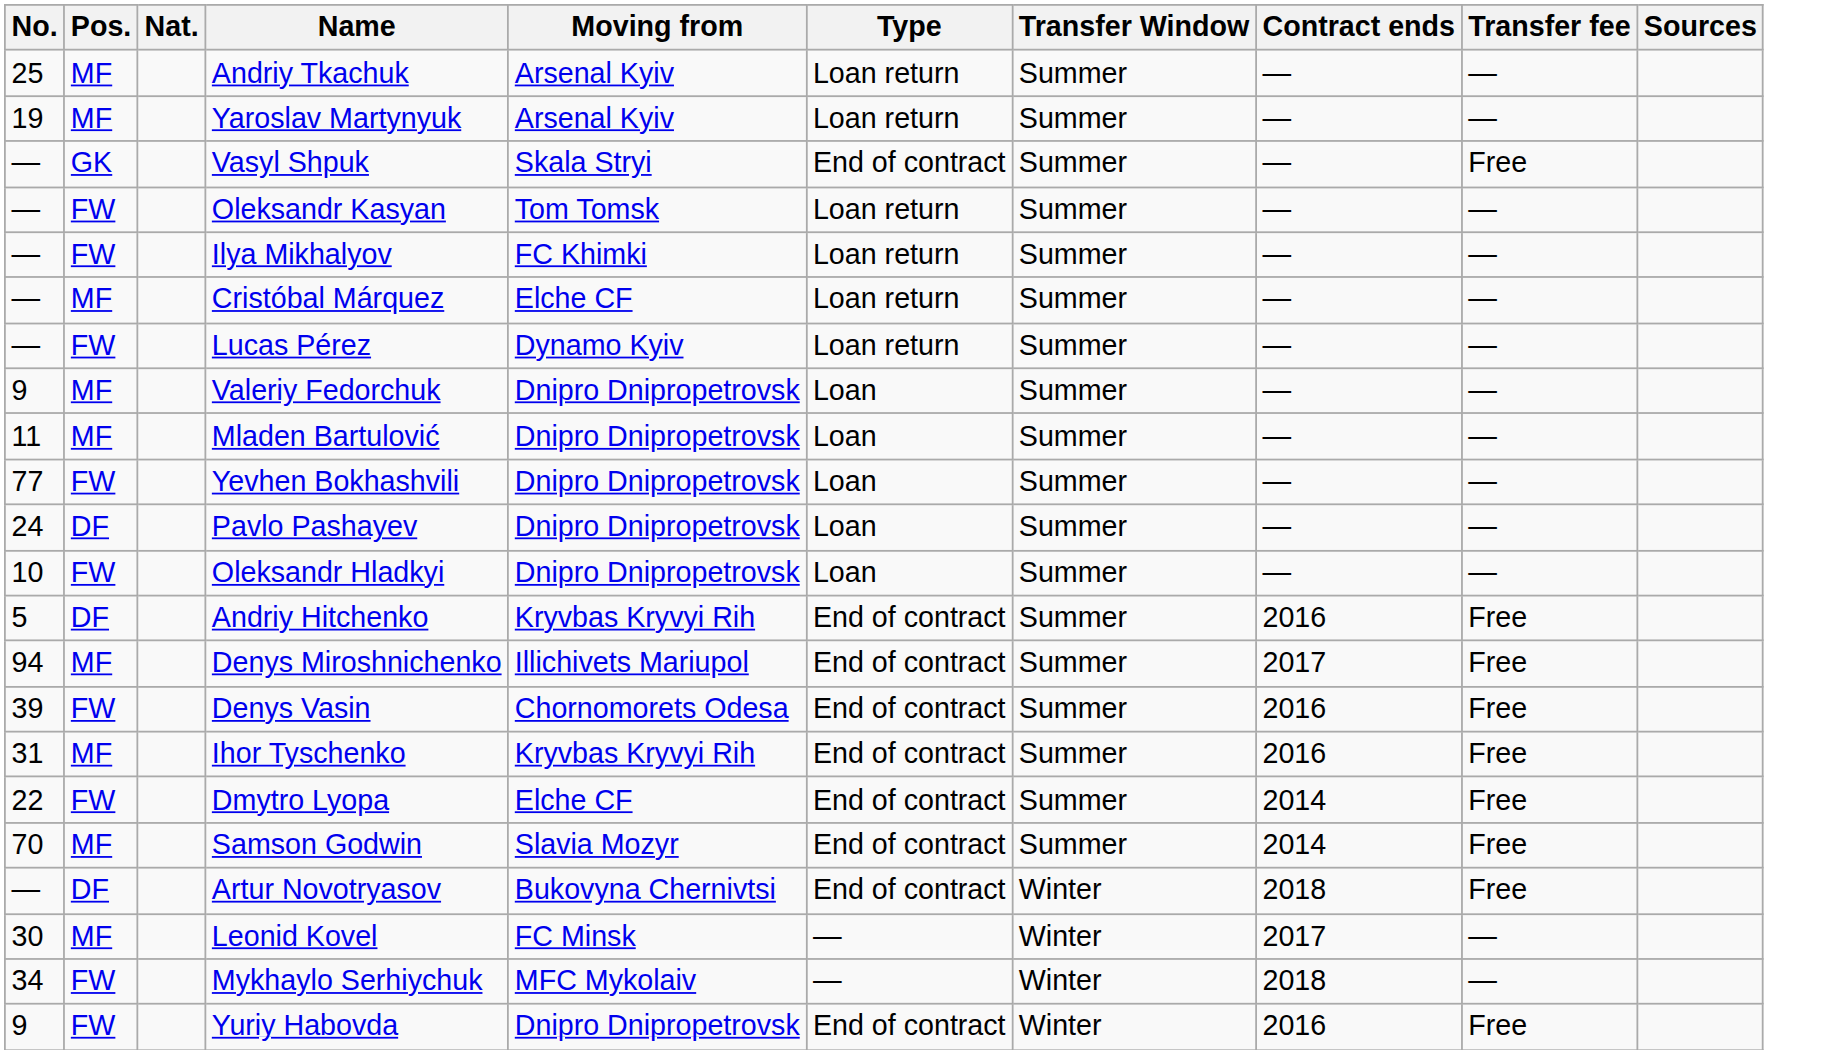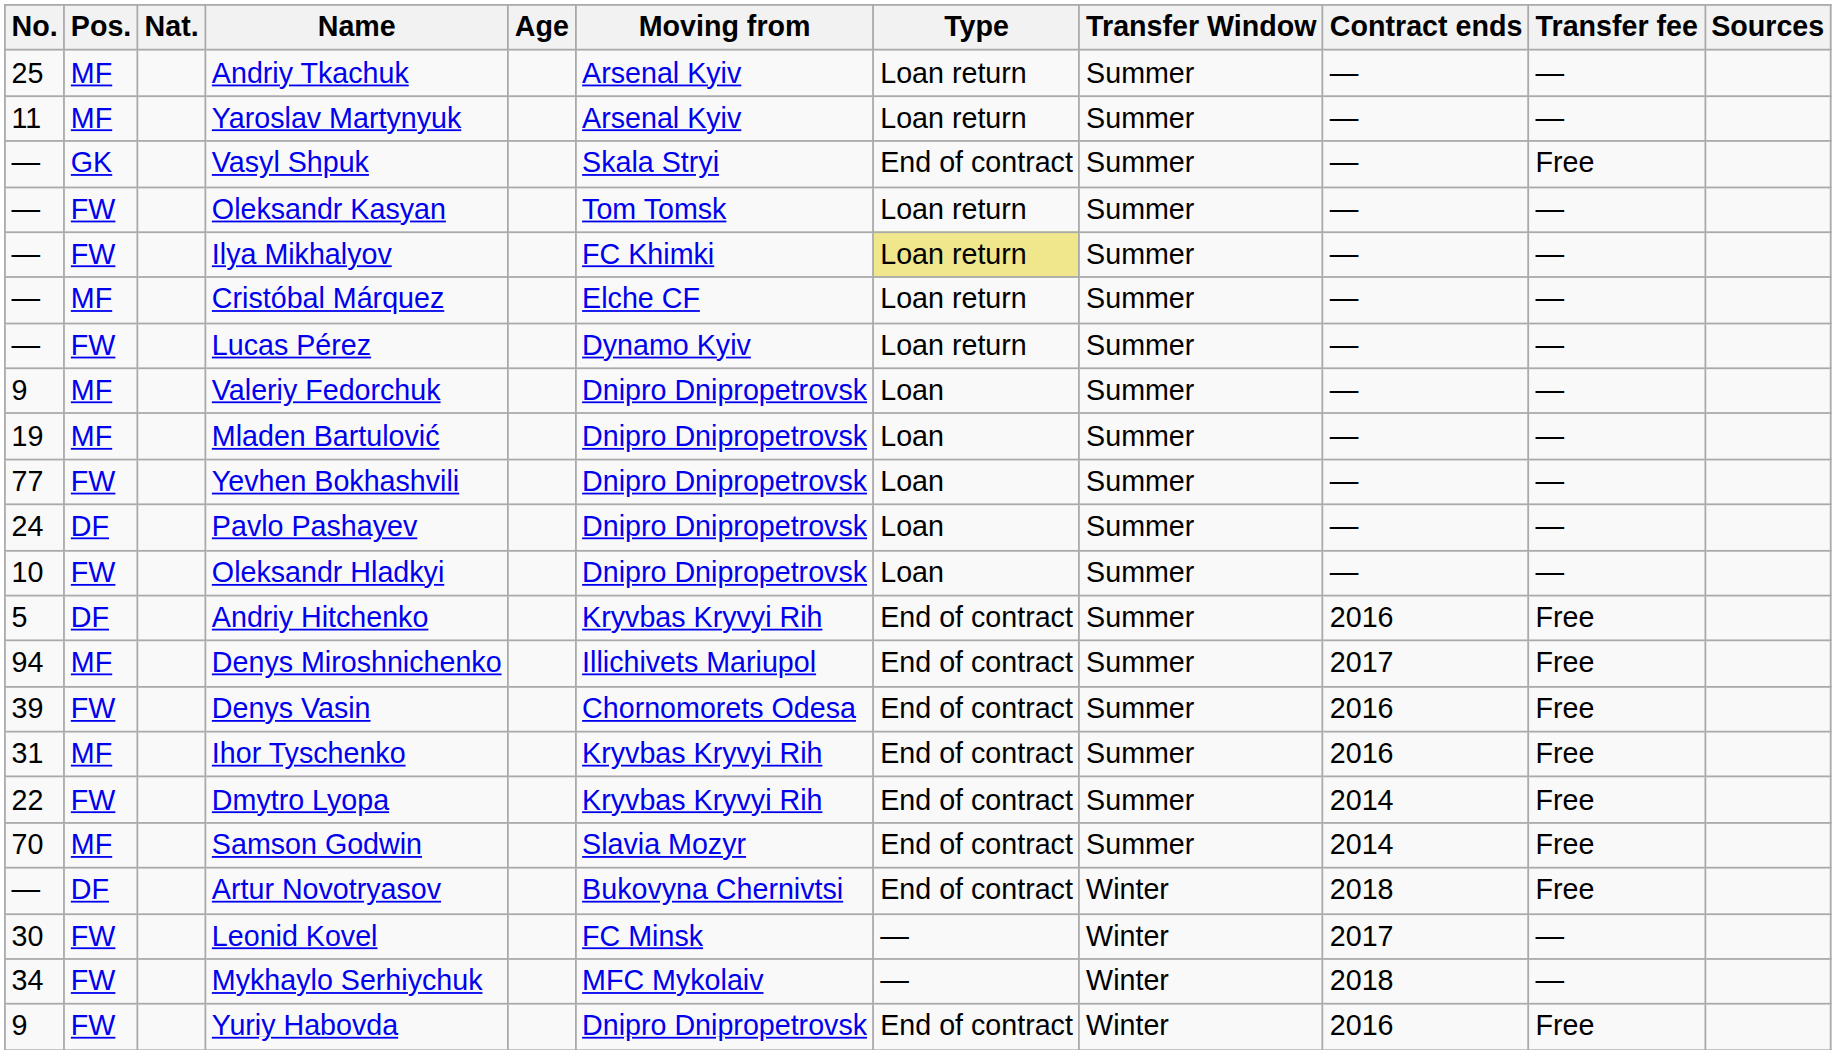+ column: (542, 27)
(27, 118) 19 -> (26, 118) 11
(886, 254) no background -> (954, 254) khaki background
(26, 436) 11 -> (27, 436) 19
(574, 799) Elche CF -> (702, 799) Kryvbas Kryvyi Rih
(92, 935) MF -> (93, 935) FW
